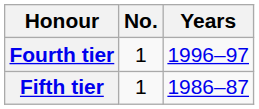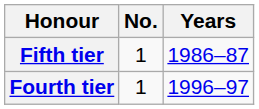rows swapped: (62, 54) <-> (62, 87)
